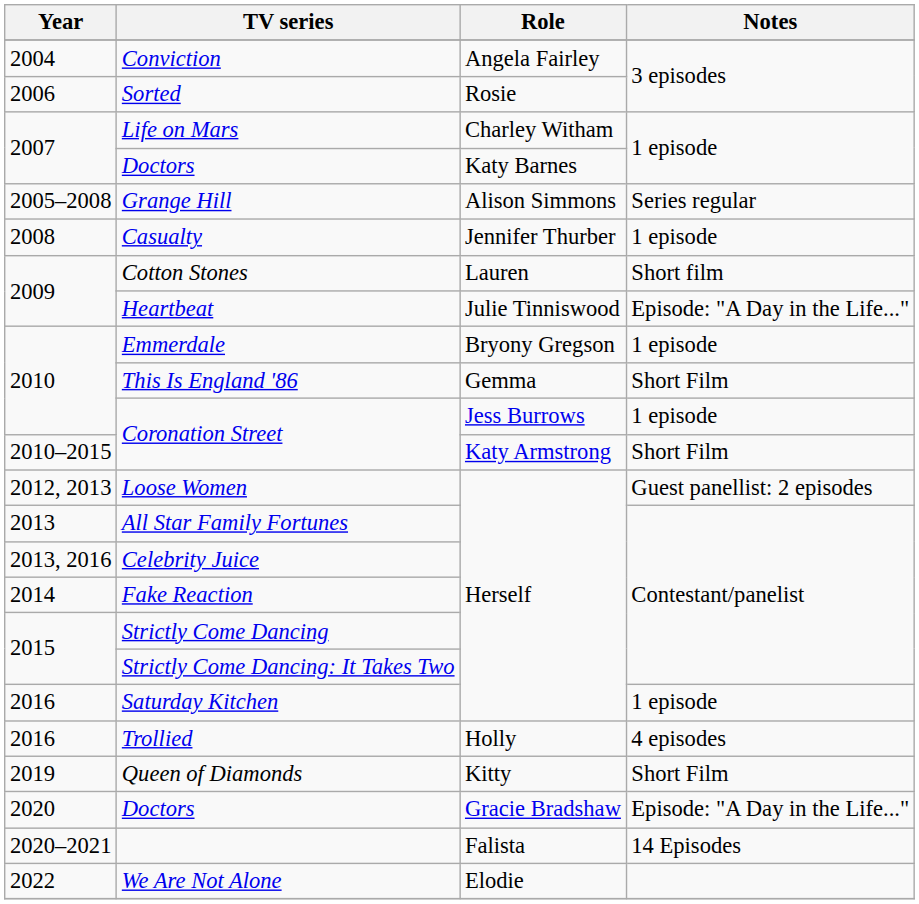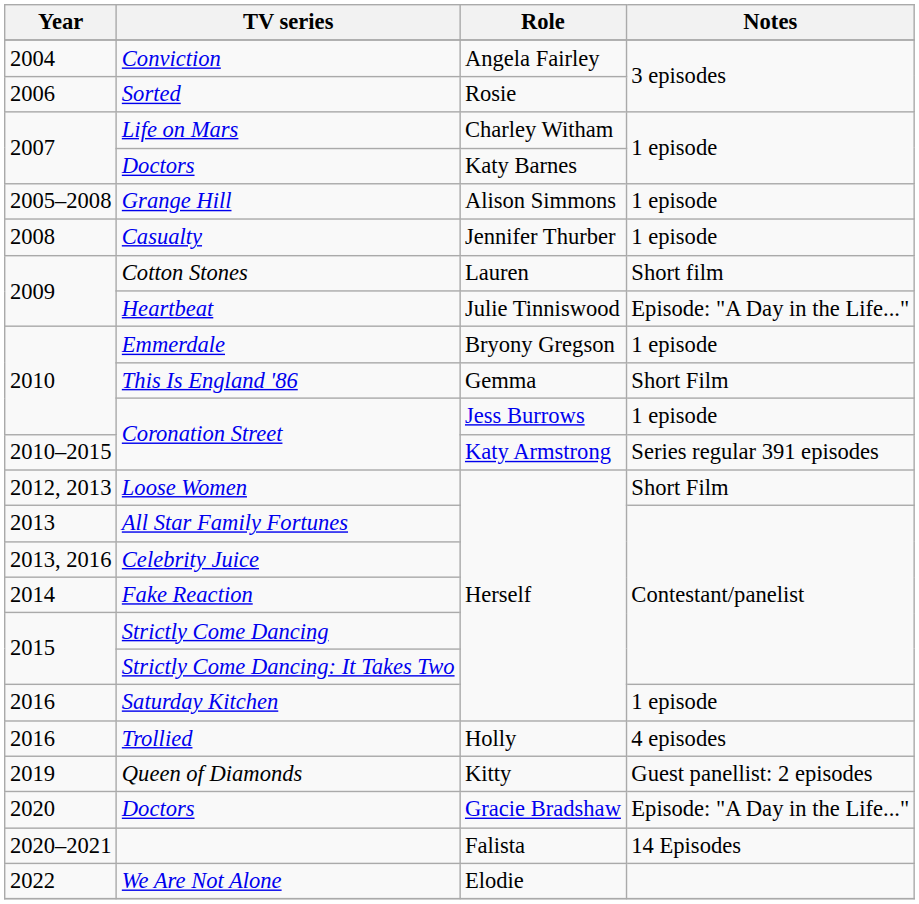(694, 201) Series regular -> (674, 201) 1 episode
(680, 451) Short Film -> (755, 451) Series regular 391 episodes
(752, 487) Guest panellist: 2 episodes -> (680, 487) Short Film
(680, 773) Short Film -> (752, 773) Guest panellist: 2 episodes
